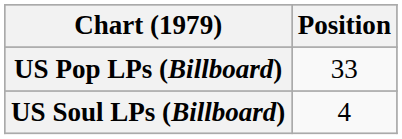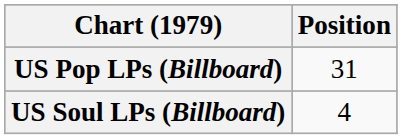(344, 68) 33 -> (344, 68) 31
